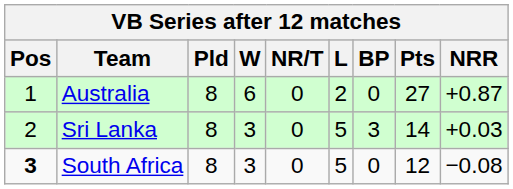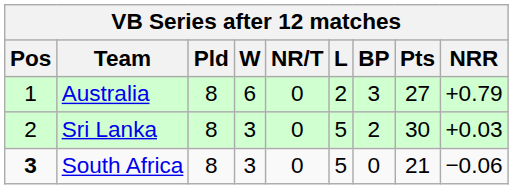(374, 93) 0 -> (374, 93) 3
(474, 93) +0.87 -> (474, 93) +0.79
(374, 129) 3 -> (374, 129) 2
(417, 129) 14 -> (417, 129) 30
(417, 165) 12 -> (417, 165) 21
(474, 165) −0.08 -> (474, 165) −0.06
